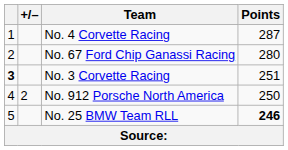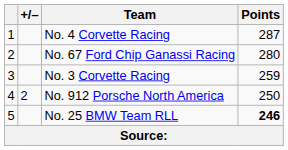(11, 75) bold -> (11, 75) normal
(269, 75) 251 -> (269, 75) 259
